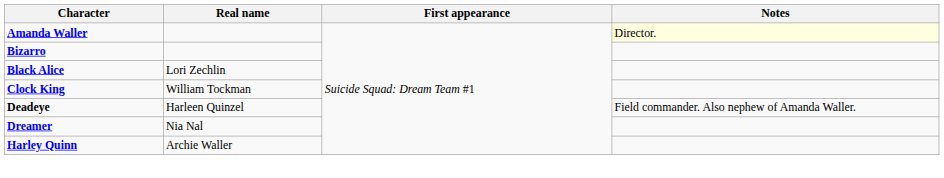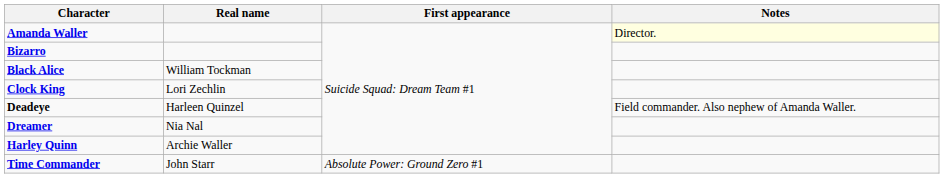(196, 70) Lori Zechlin -> (208, 70) William Tockman
(208, 88) William Tockman -> (196, 88) Lori Zechlin
+ row: (54, 164)
